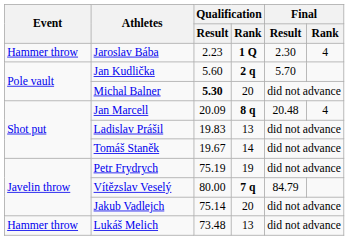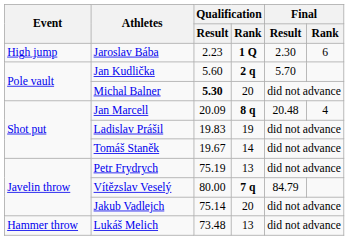(43, 52) Hammer throw -> (32, 52) High jump
(325, 52) 4 -> (325, 52) 6
(248, 129) 13 -> (248, 129) 19
(248, 168) 19 -> (248, 168) 13
